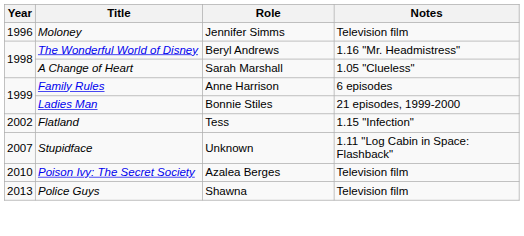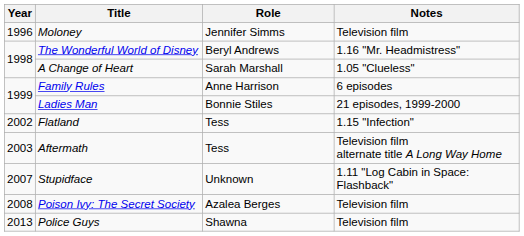+ row: (63, 148)
(20, 172) 2010 -> (20, 203) 2008
